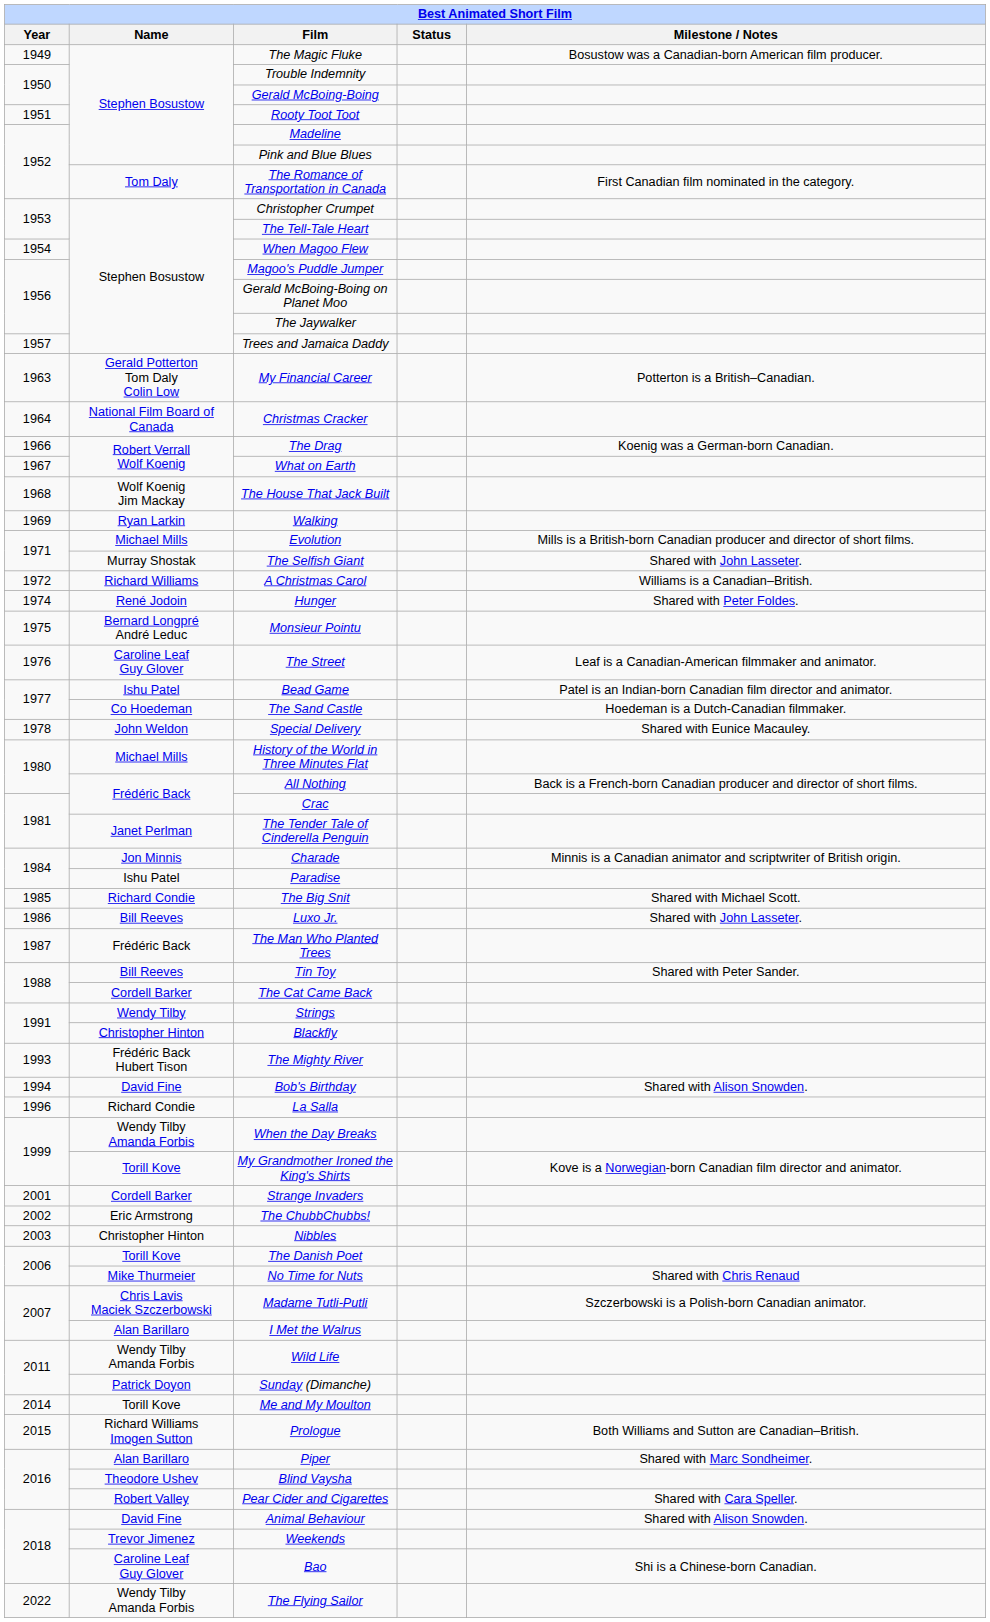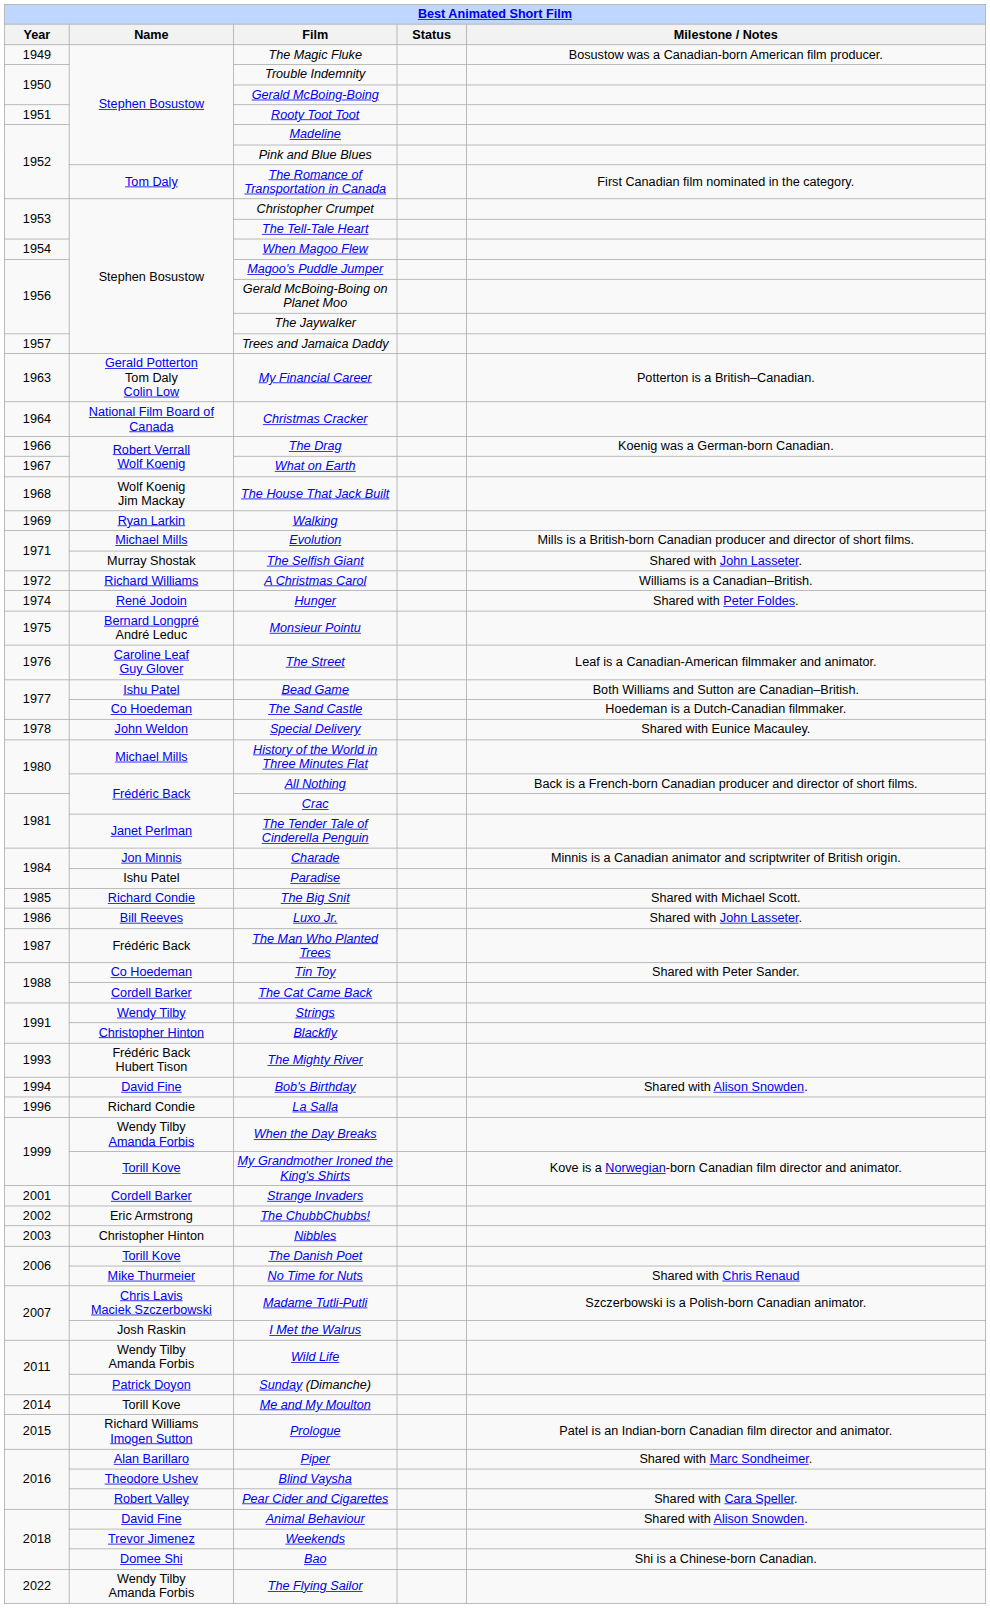(726, 689) Patel is an Indian-born Canadian film director and animator. -> (726, 689) Both Williams and Sutton are Canadian–British.
(151, 972) Bill Reeves -> (151, 972) Co Hoedeman
(151, 1330) Alan Barillaro -> (151, 1330) Josh Raskin
(726, 1431) Both Williams and Sutton are Canadian–British. -> (726, 1431) Patel is an Indian-born Canadian film director and animator.
(151, 1566) Caroline Leaf Guy Glover -> (151, 1559) Domee Shi
